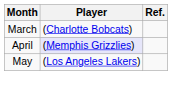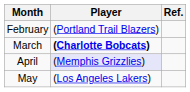+ row: (28, 29)
(88, 29) normal -> (101, 45) bold
